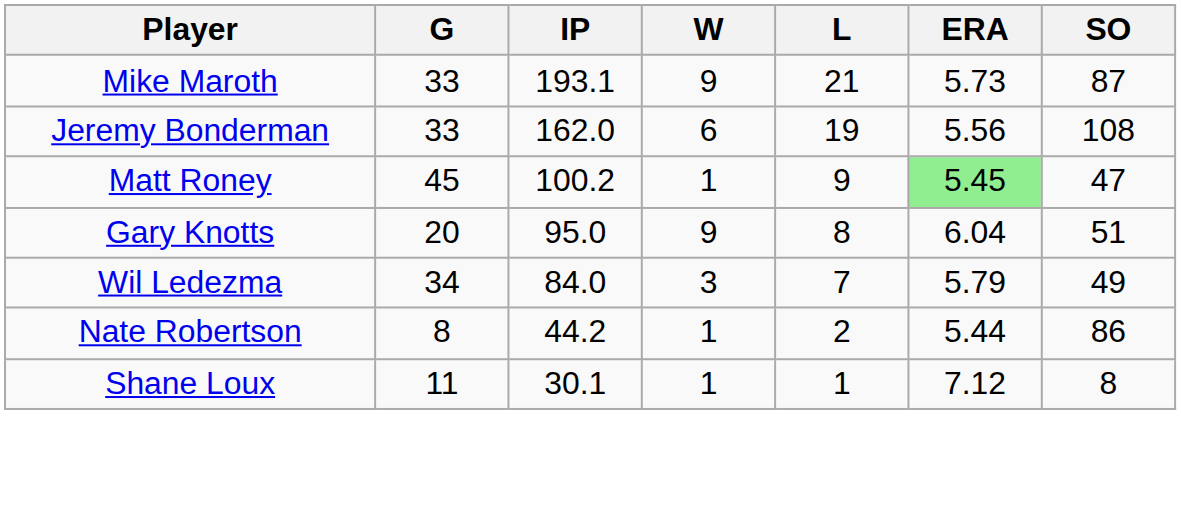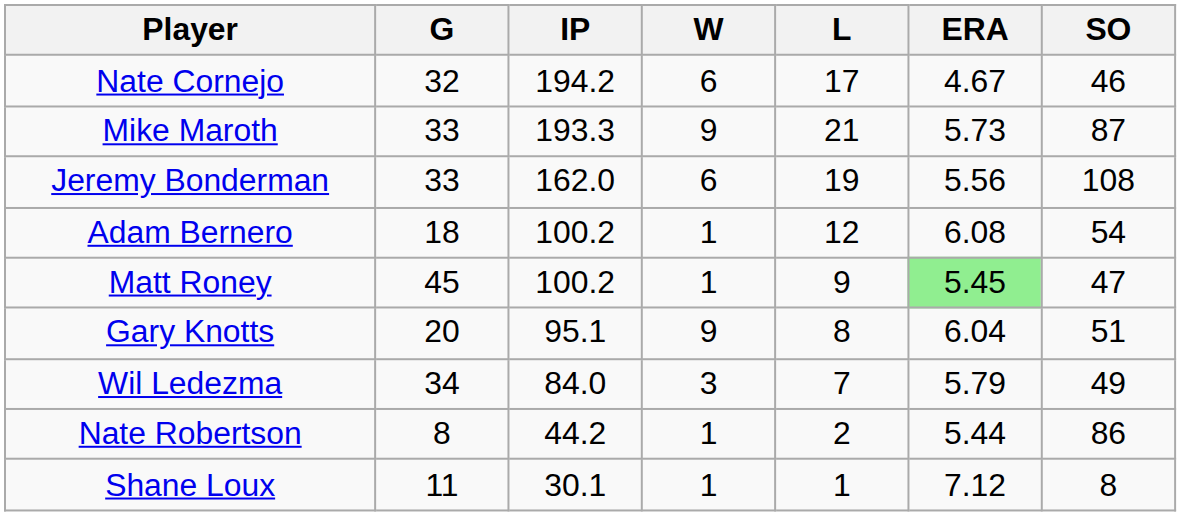+ row: (190, 80)
(575, 80) 193.1 -> (575, 130) 193.3
+ row: (190, 231)
(575, 231) 95.0 -> (575, 332) 95.1
